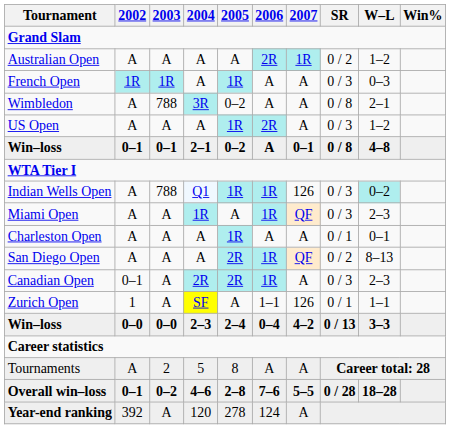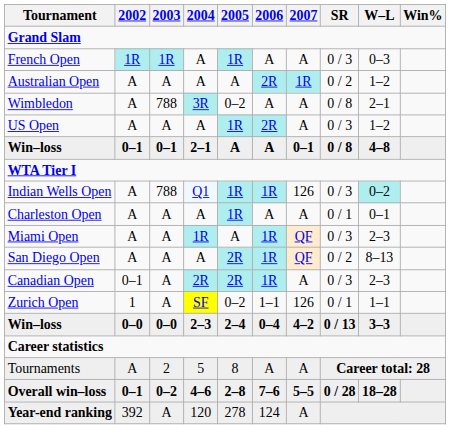rows swapped: (53, 59) <-> (44, 81)
(235, 147) 0–2 -> (235, 147) A
rows swapped: (43, 214) <-> (55, 236)
(235, 302) A -> (235, 302) 0–2
